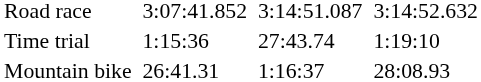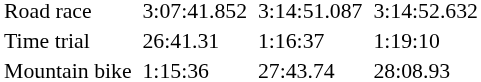(176, 41) 1:15:36 -> (181, 41) 26:41.31
(296, 41) 27:43.74 -> (291, 41) 1:16:37
(181, 70) 26:41.31 -> (176, 70) 1:15:36
(291, 70) 1:16:37 -> (296, 70) 27:43.74
